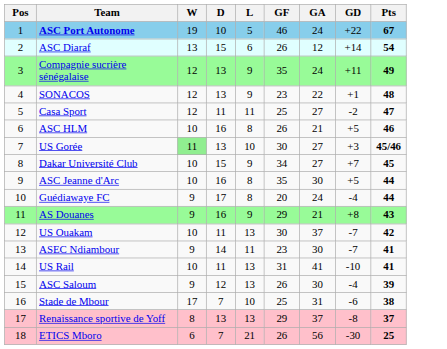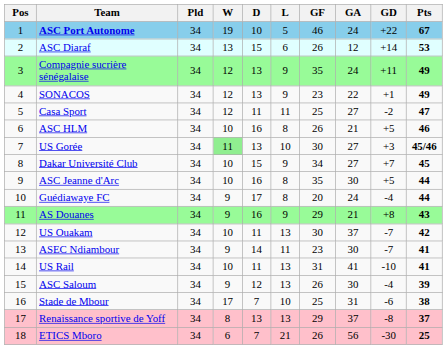+ column: (195, 13)
(389, 47) 54 -> (424, 47) 53
(389, 94) 48 -> (424, 94) 49
